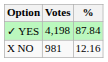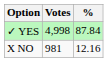(58, 31) 4,198 -> (58, 31) 4,998
